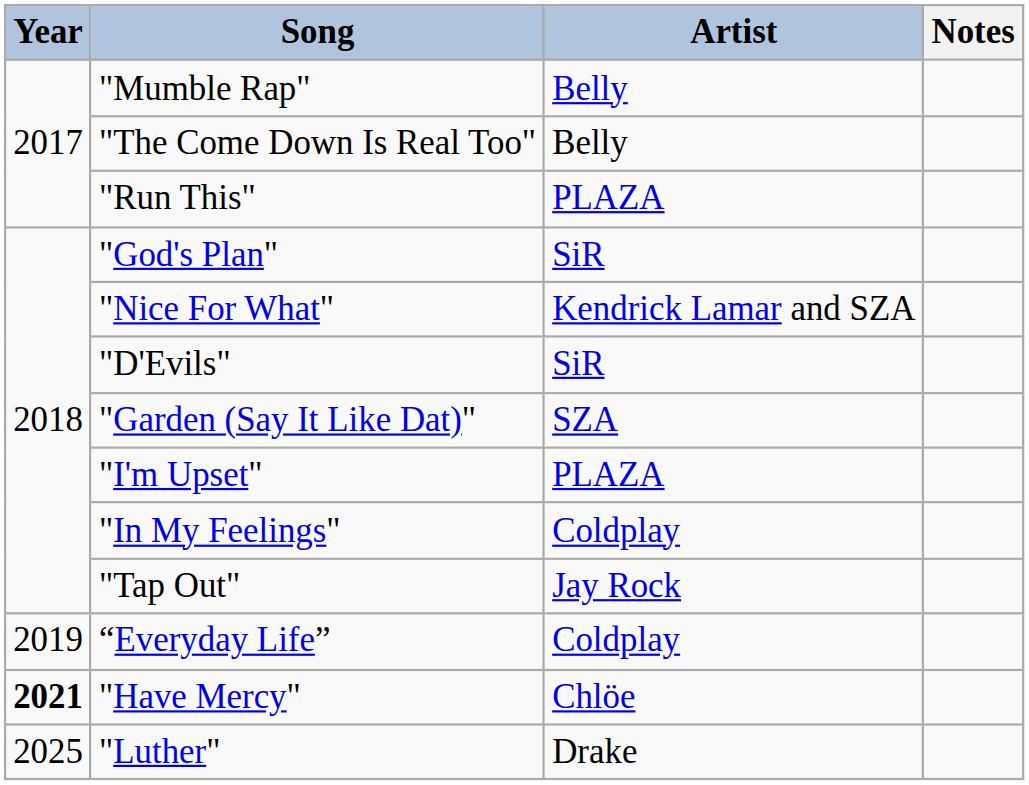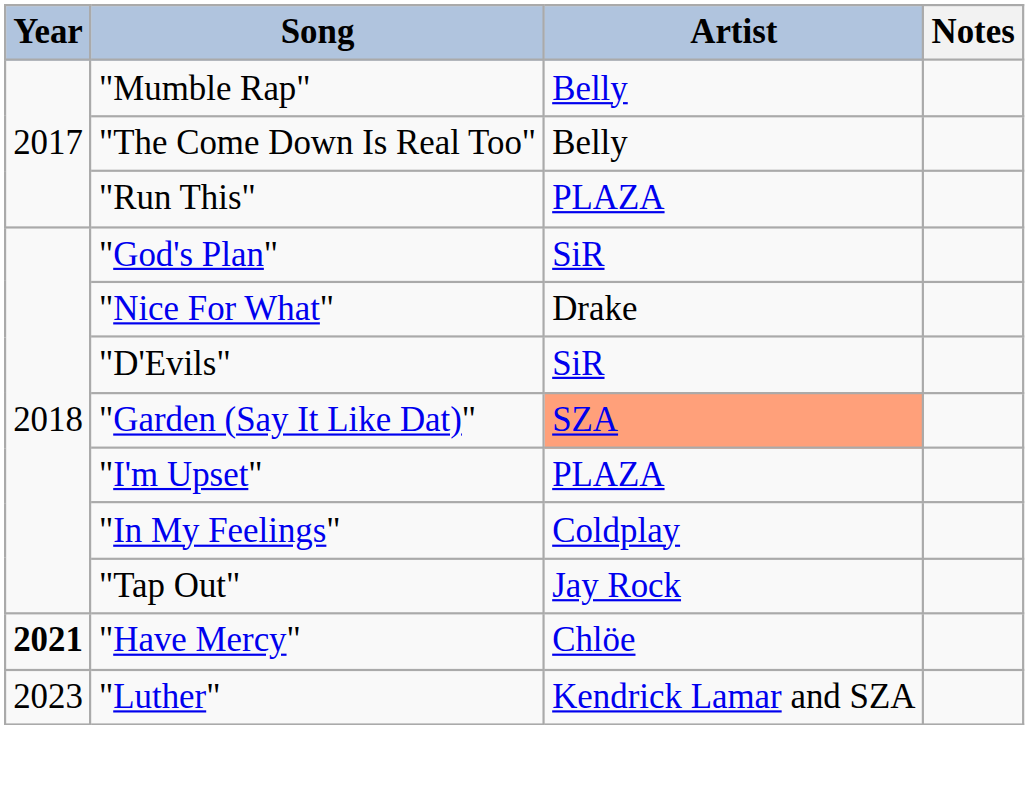(734, 308) Kendrick Lamar and SZA -> (595, 308) Drake
(585, 419) no background -> (585, 419) lightsalmon background
- row: (215, 640)
(48, 751) 2025 -> (48, 695) 2023
(595, 751) Drake -> (734, 695) Kendrick Lamar and SZA
